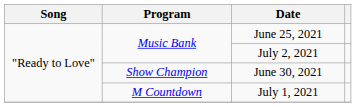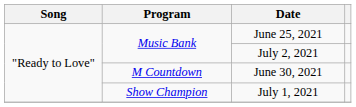(167, 72) Show Champion -> (167, 72) M Countdown
(167, 92) M Countdown -> (167, 92) Show Champion
